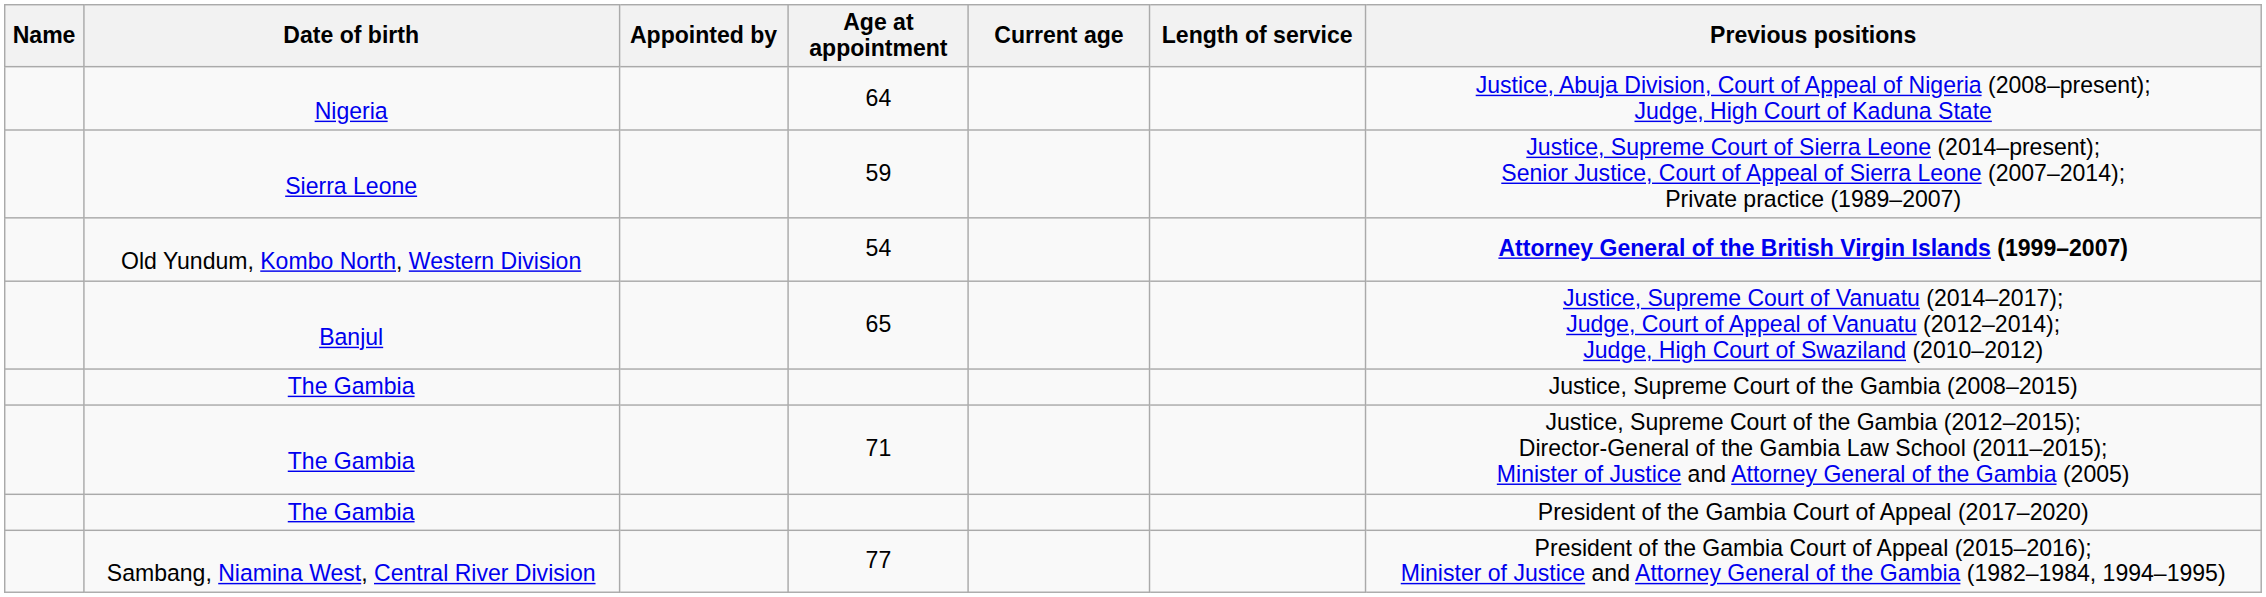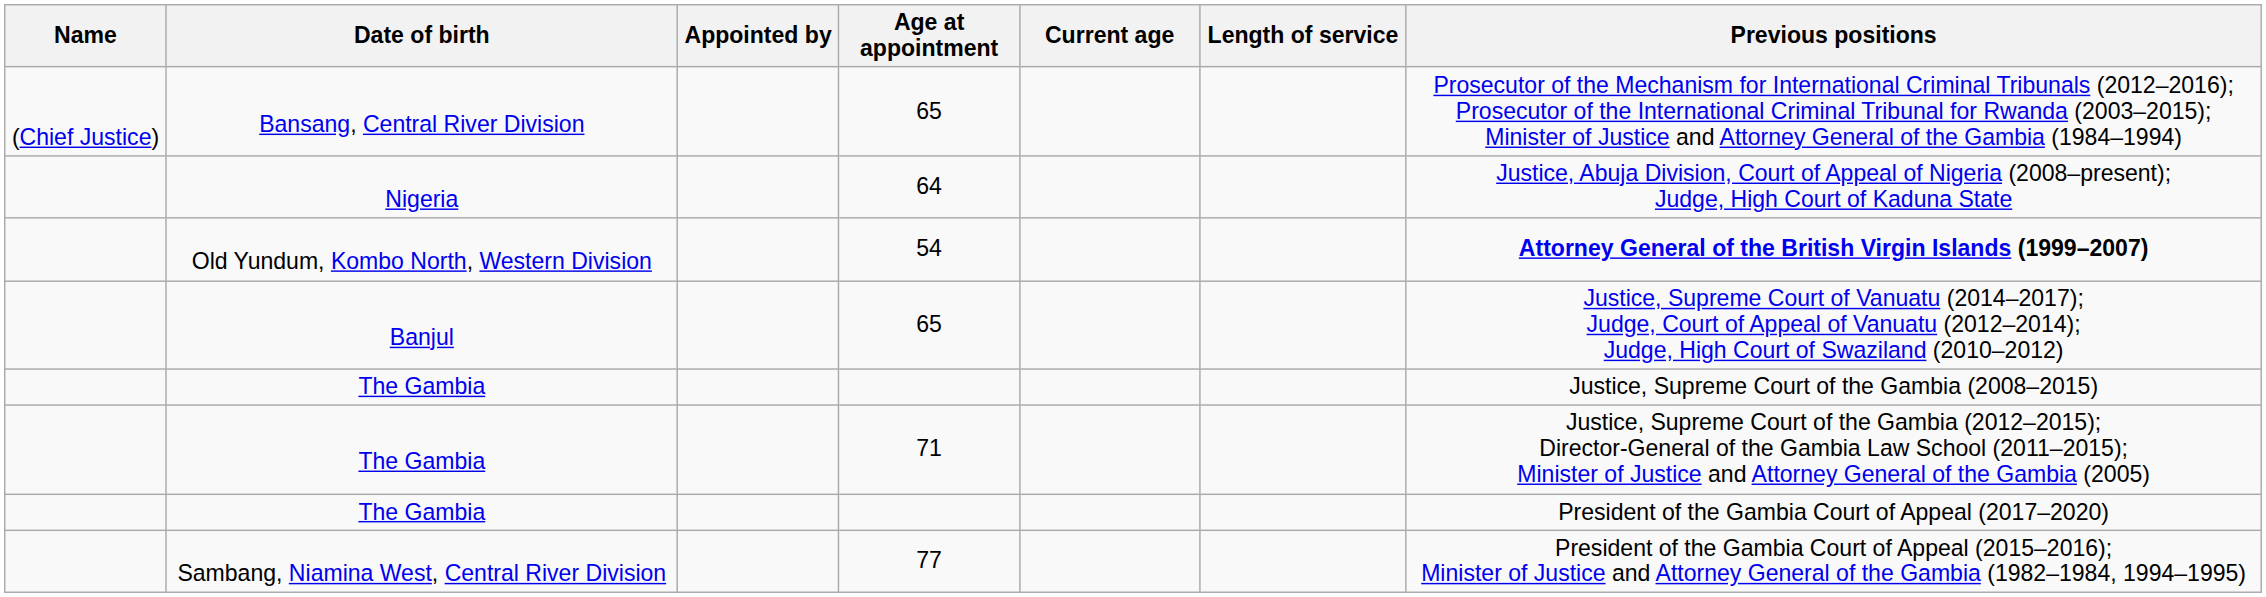+ row: (422, 124)
- row: (351, 186)
